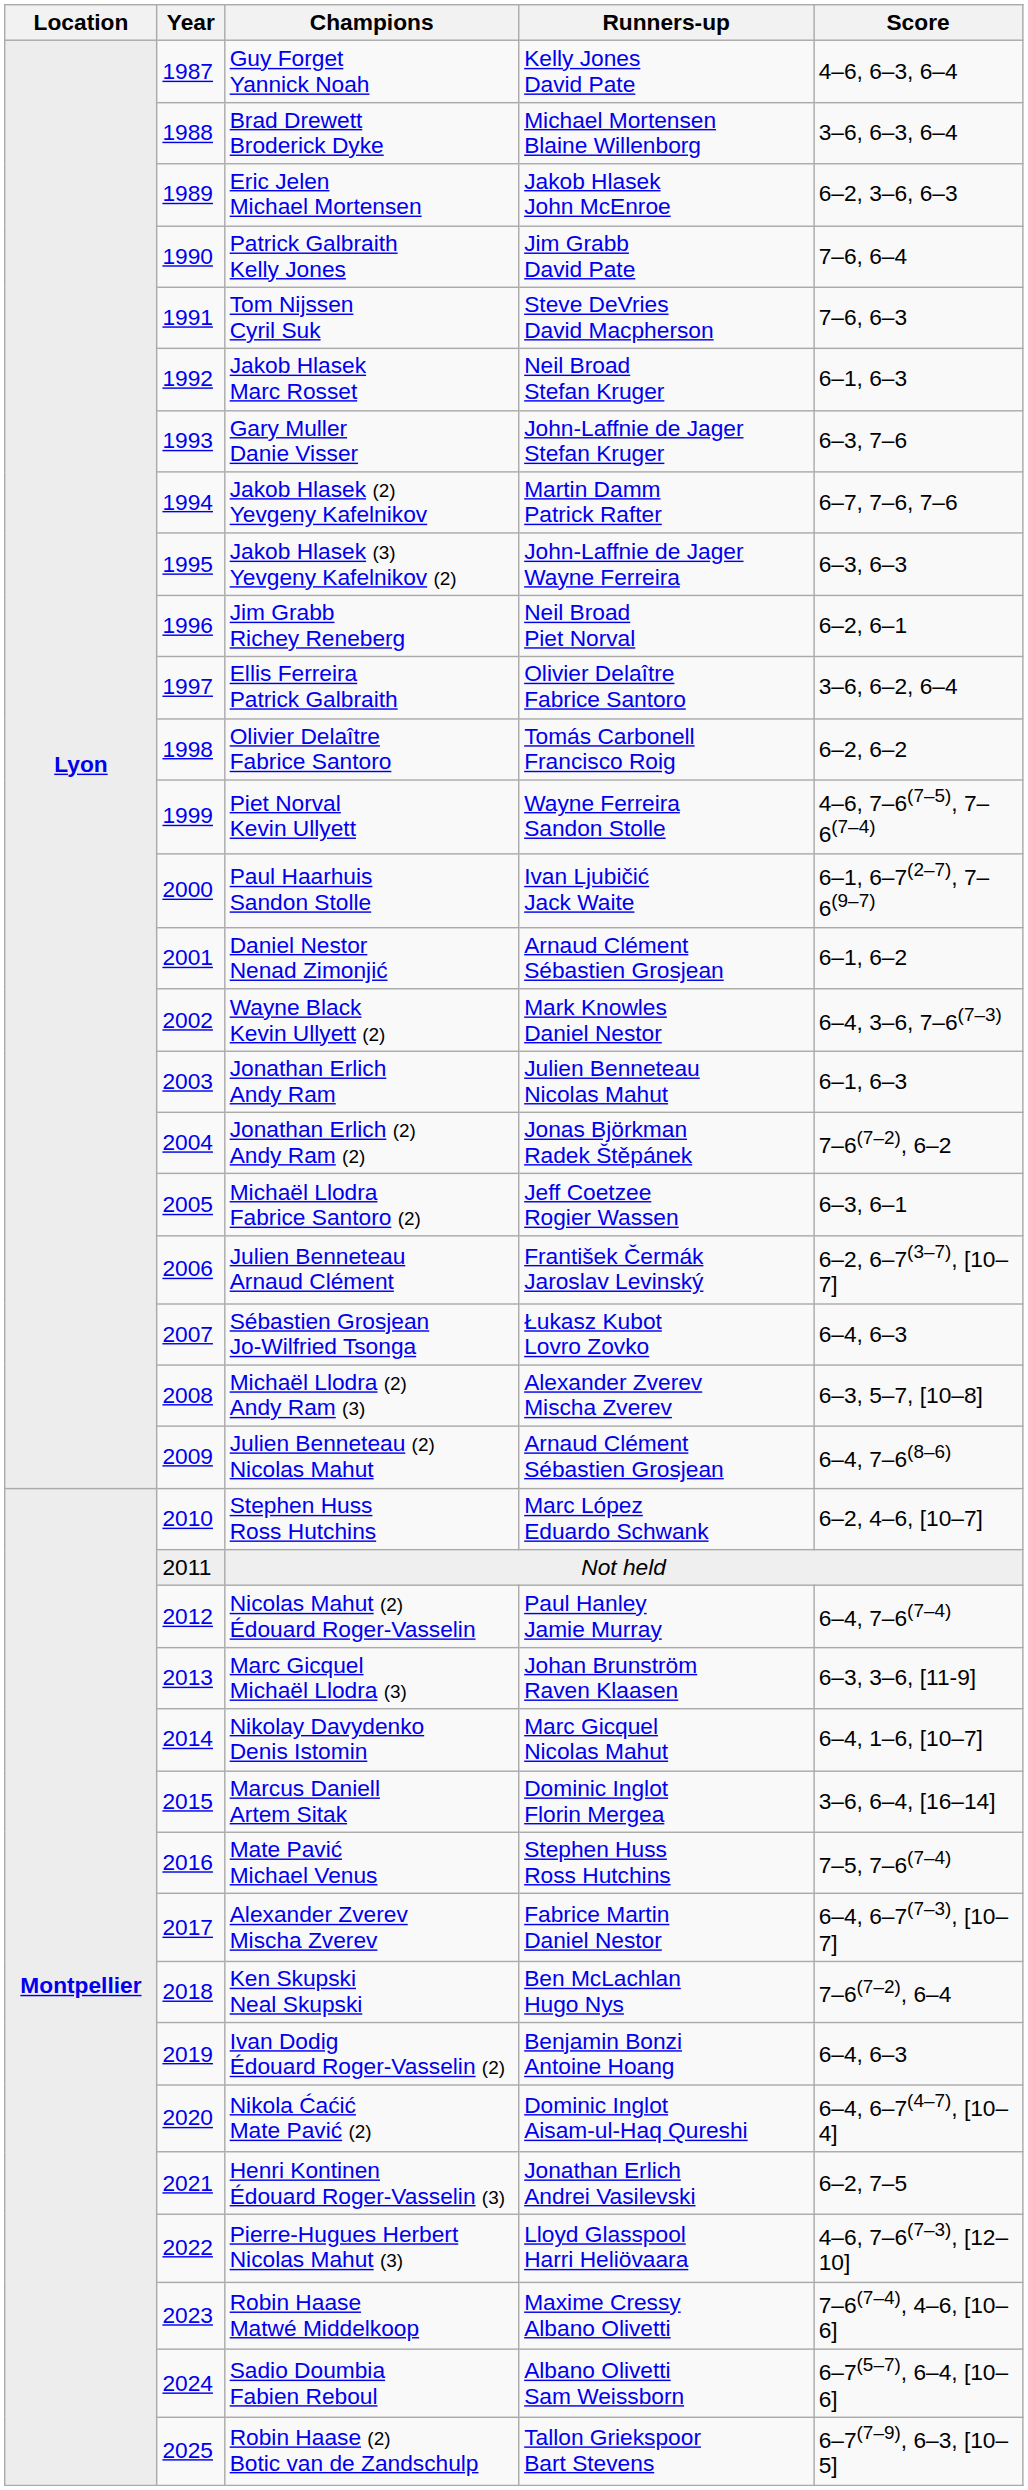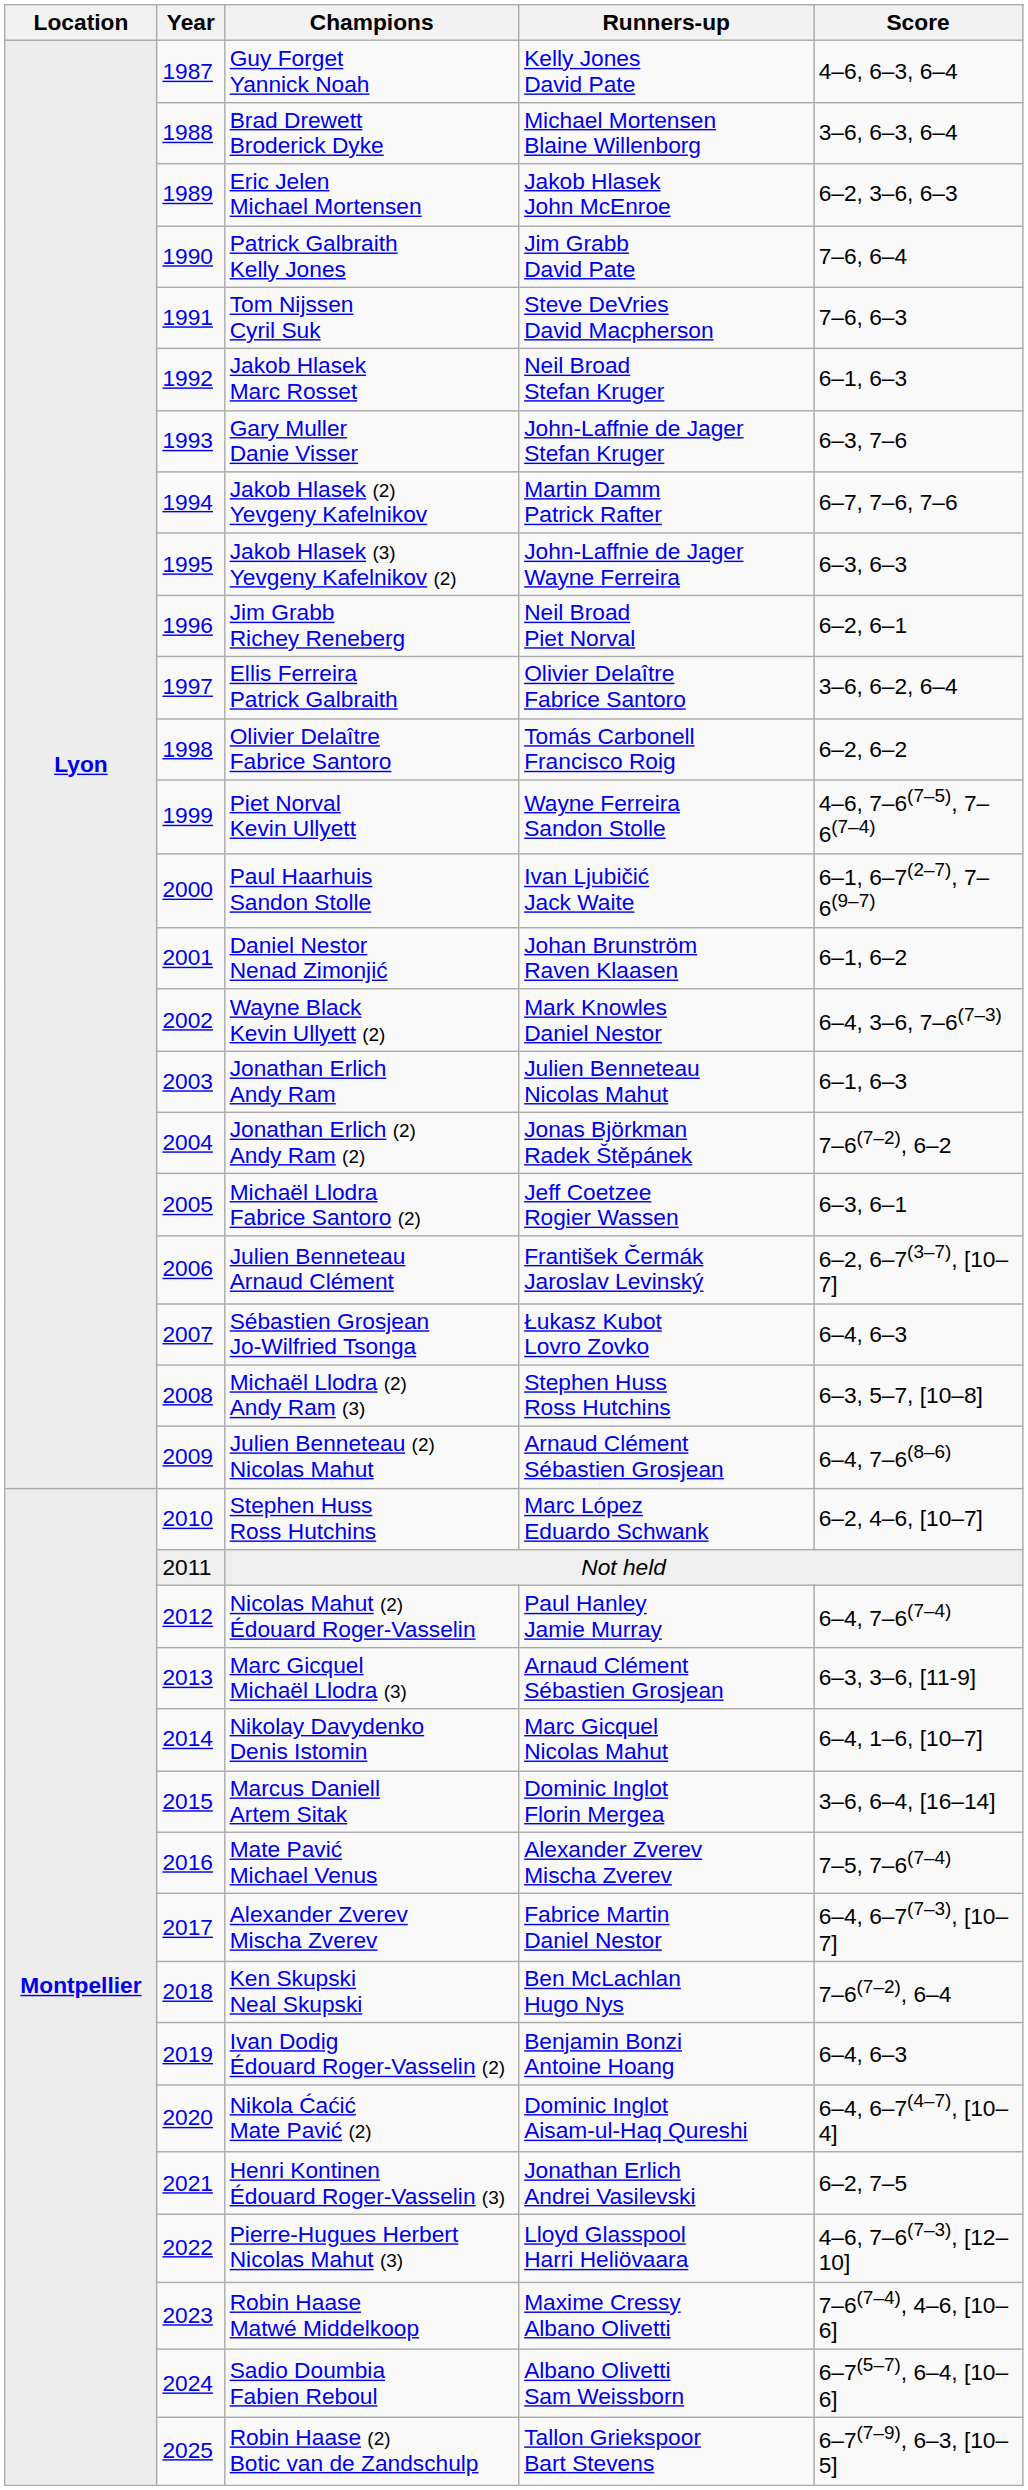(624, 958) Arnaud Clément Sébastien Grosjean -> (611, 958) Johan Brunström Raven Klaasen
(613, 1395) Alexander Zverev Mischa Zverev -> (597, 1395) Stephen Huss Ross Hutchins
(611, 1677) Johan Brunström Raven Klaasen -> (624, 1677) Arnaud Clément Sébastien Grosjean
(597, 1862) Stephen Huss Ross Hutchins -> (613, 1862) Alexander Zverev Mischa Zverev
